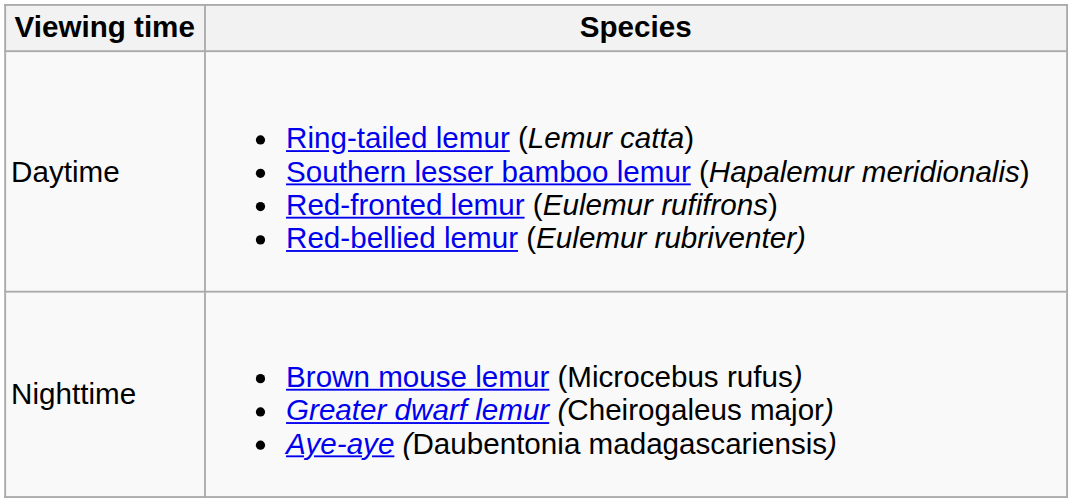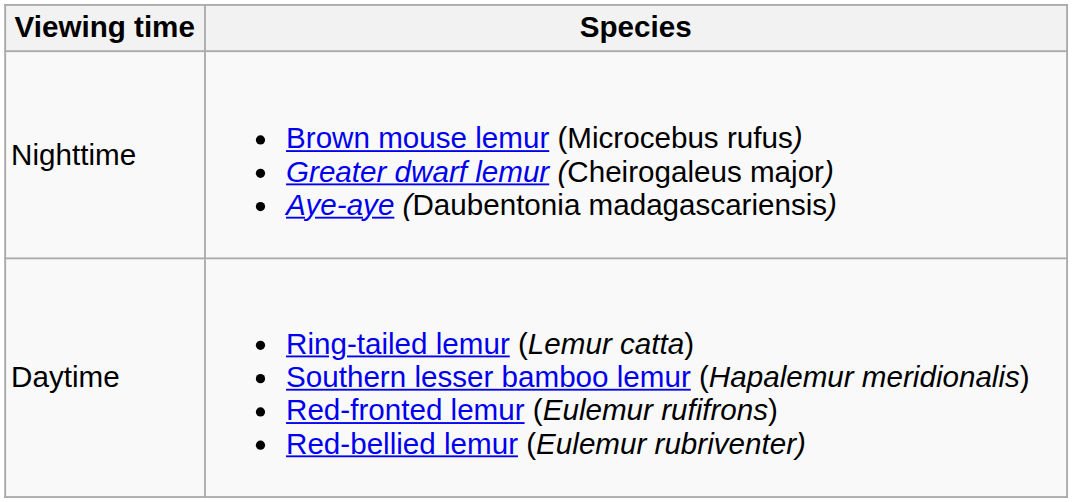rows swapped: (65, 171) <-> (74, 393)
